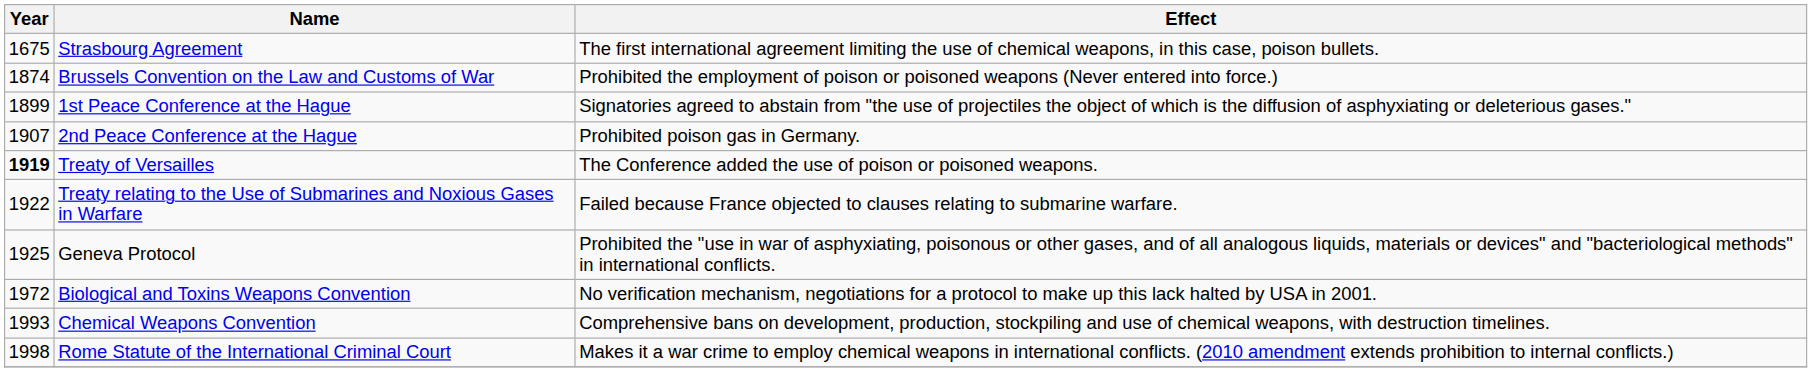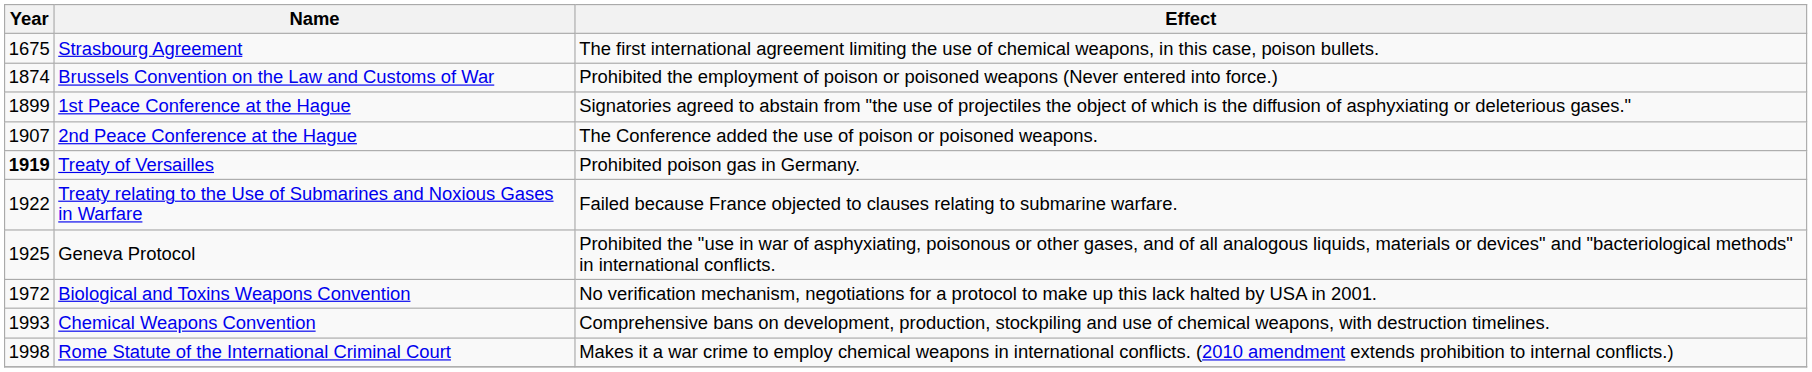(720, 135) Prohibited poison gas in Germany. -> (839, 135) The Conference added the use of poison or poisoned weapons.
(839, 164) The Conference added the use of poison or poisoned weapons. -> (720, 164) Prohibited poison gas in Germany.
